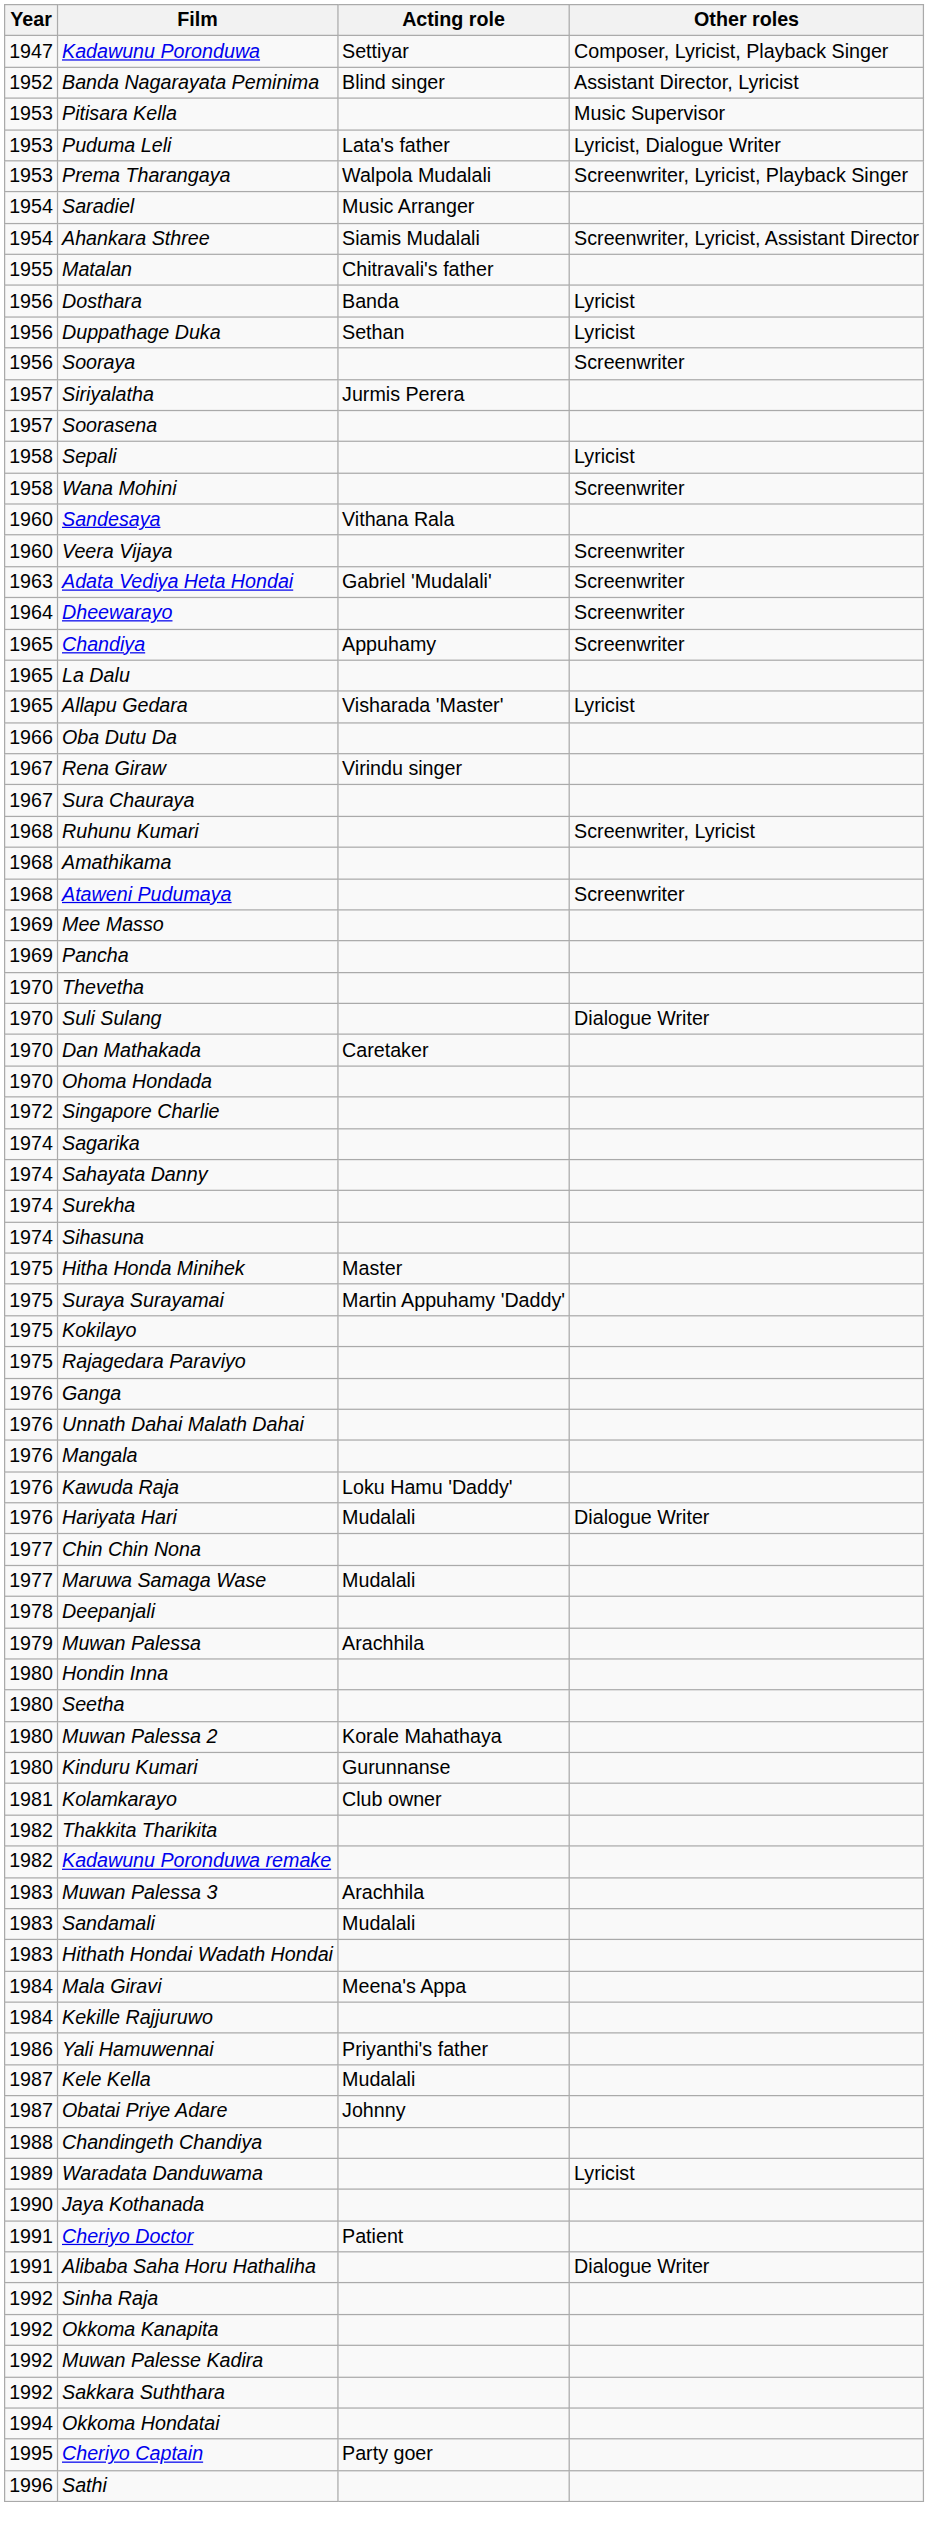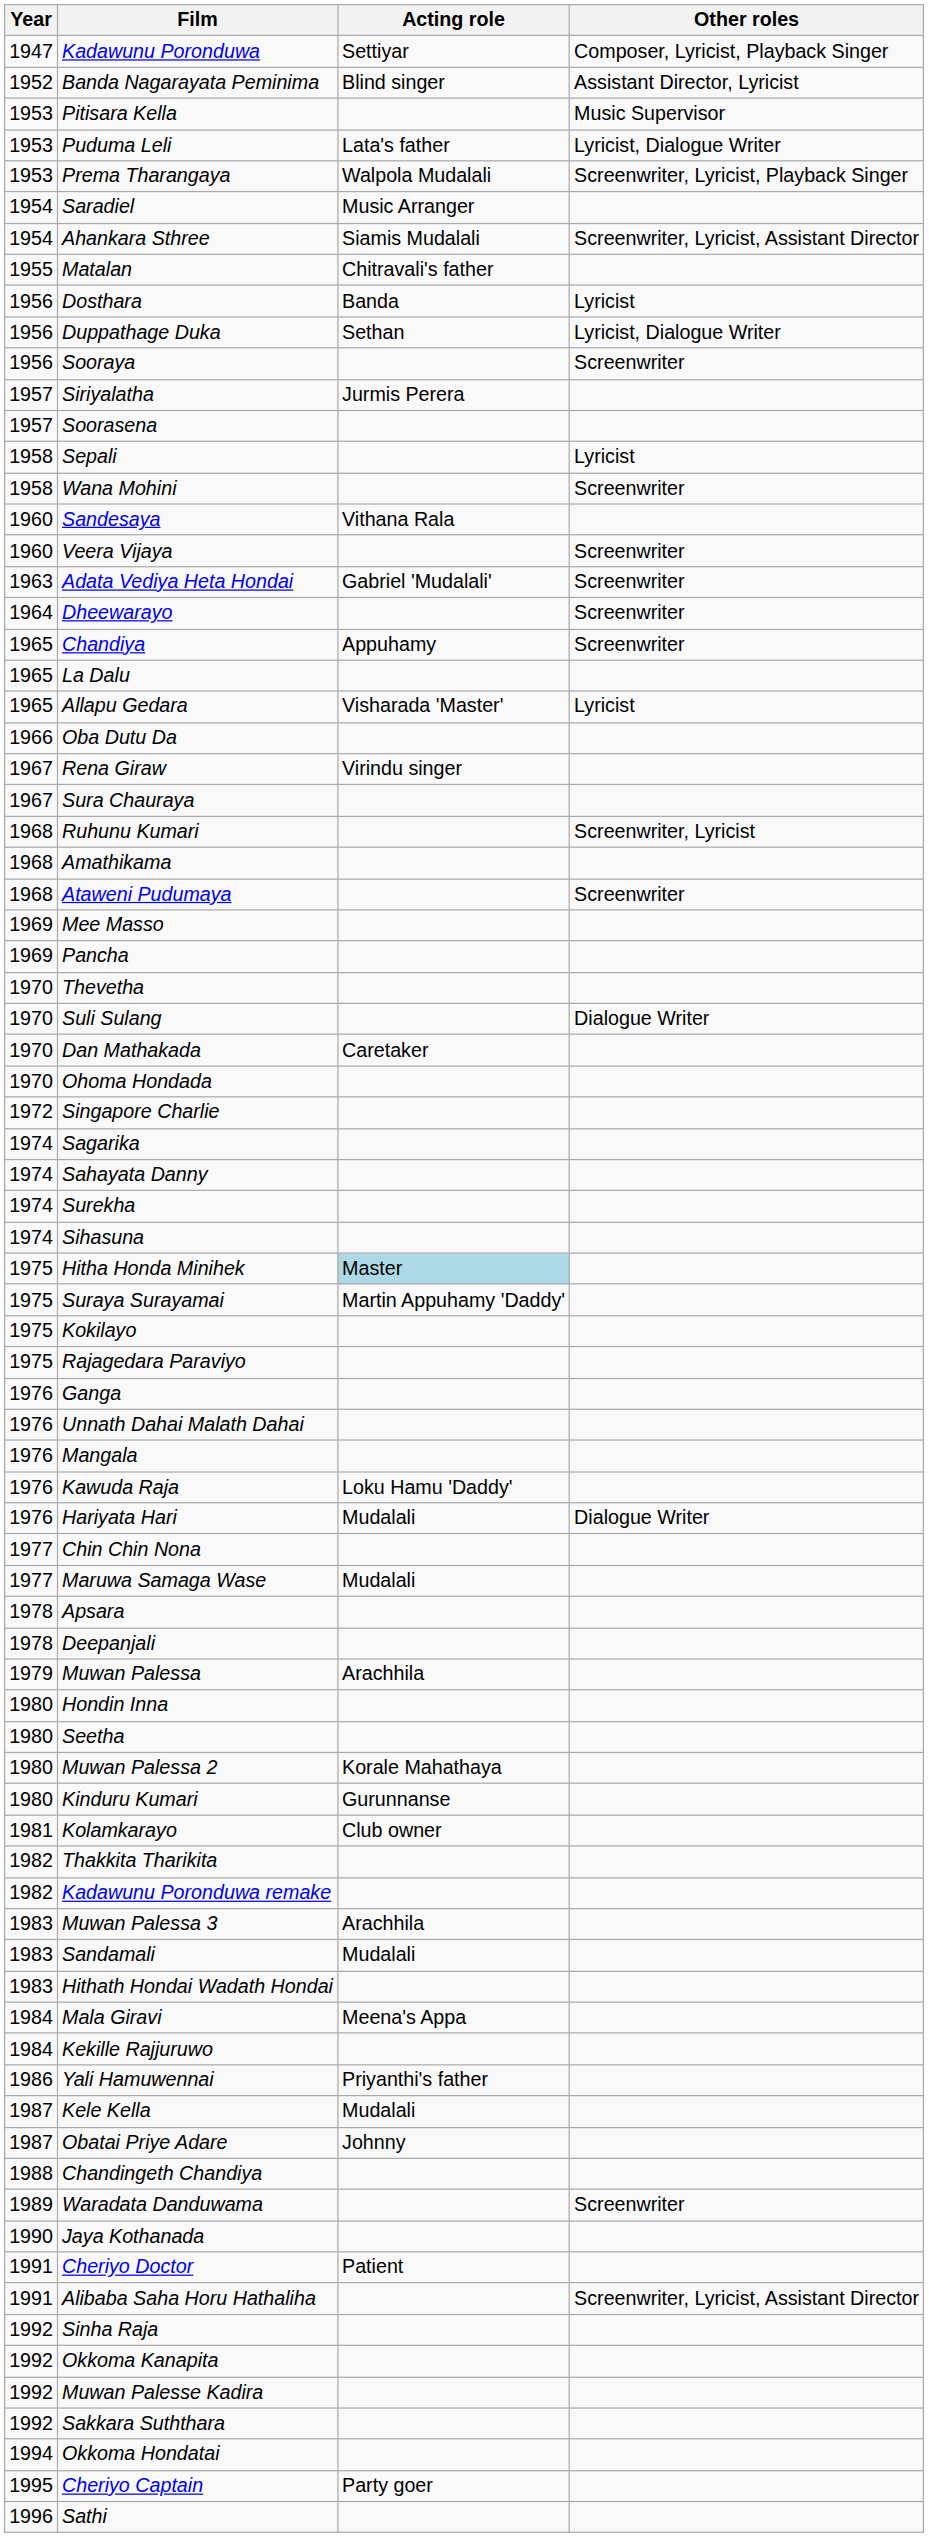(604, 332) Lyricist -> (677, 332) Lyricist, Dialogue Writer
(372, 1268) no background -> (372, 1268) lightblue background
+ row: (93, 1611)
(604, 2173) Lyricist -> (629, 2204) Screenwriter
(642, 2267) Dialogue Writer -> (747, 2298) Screenwriter, Lyricist, Assistant Director
